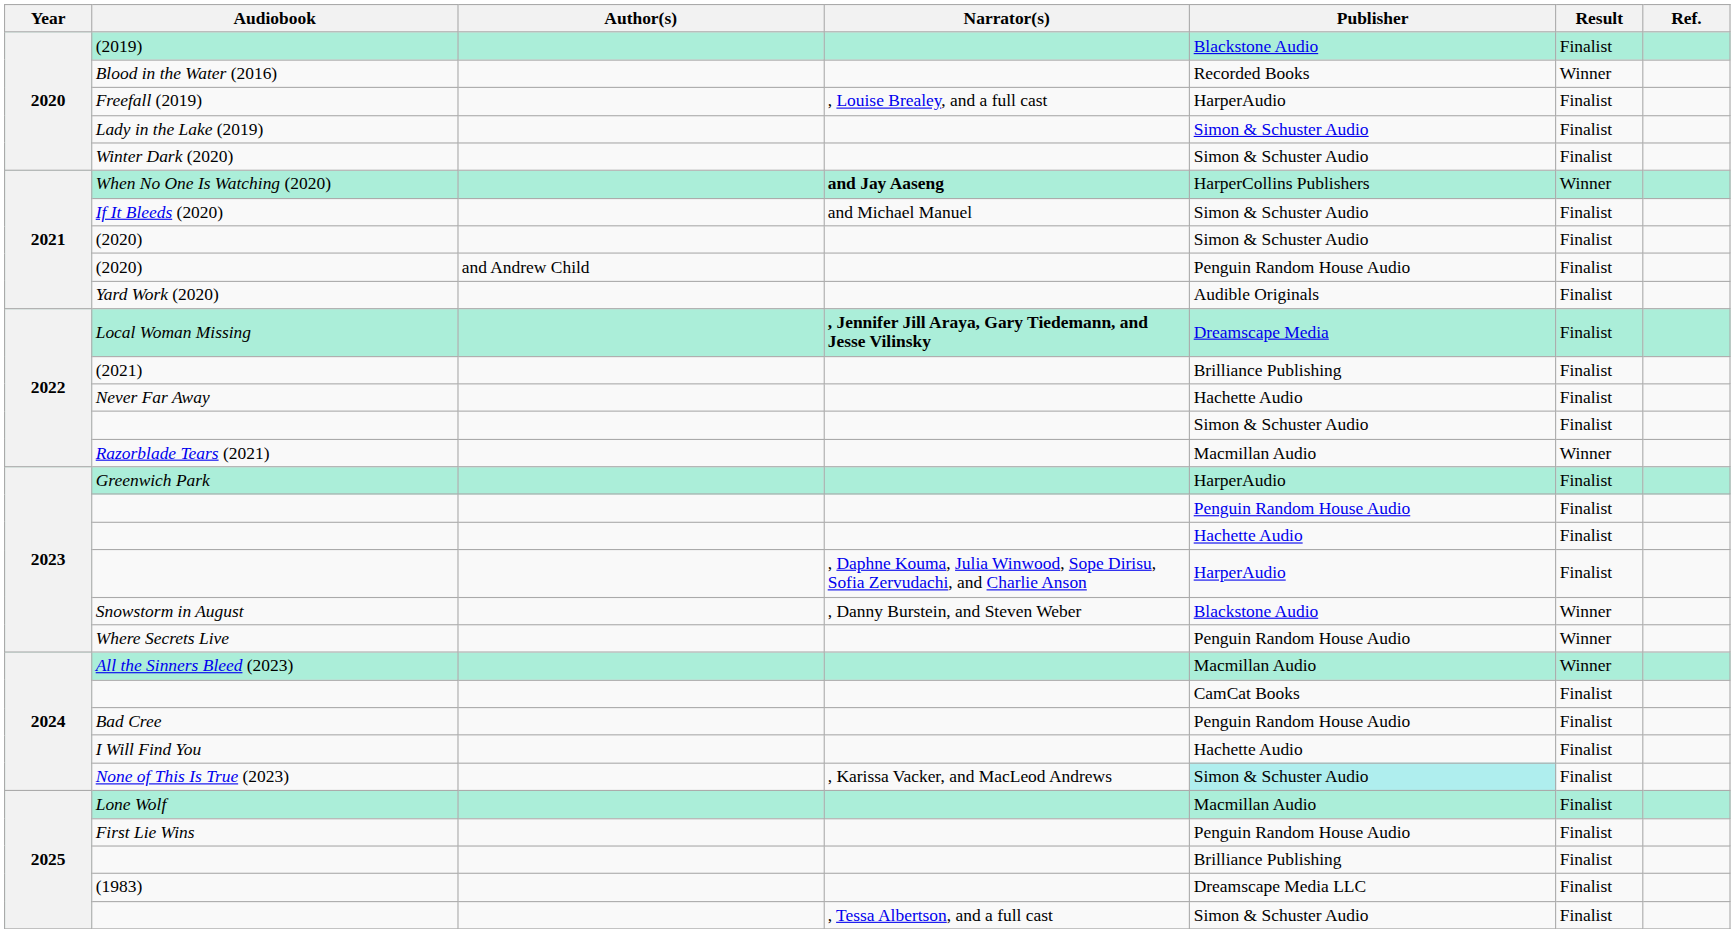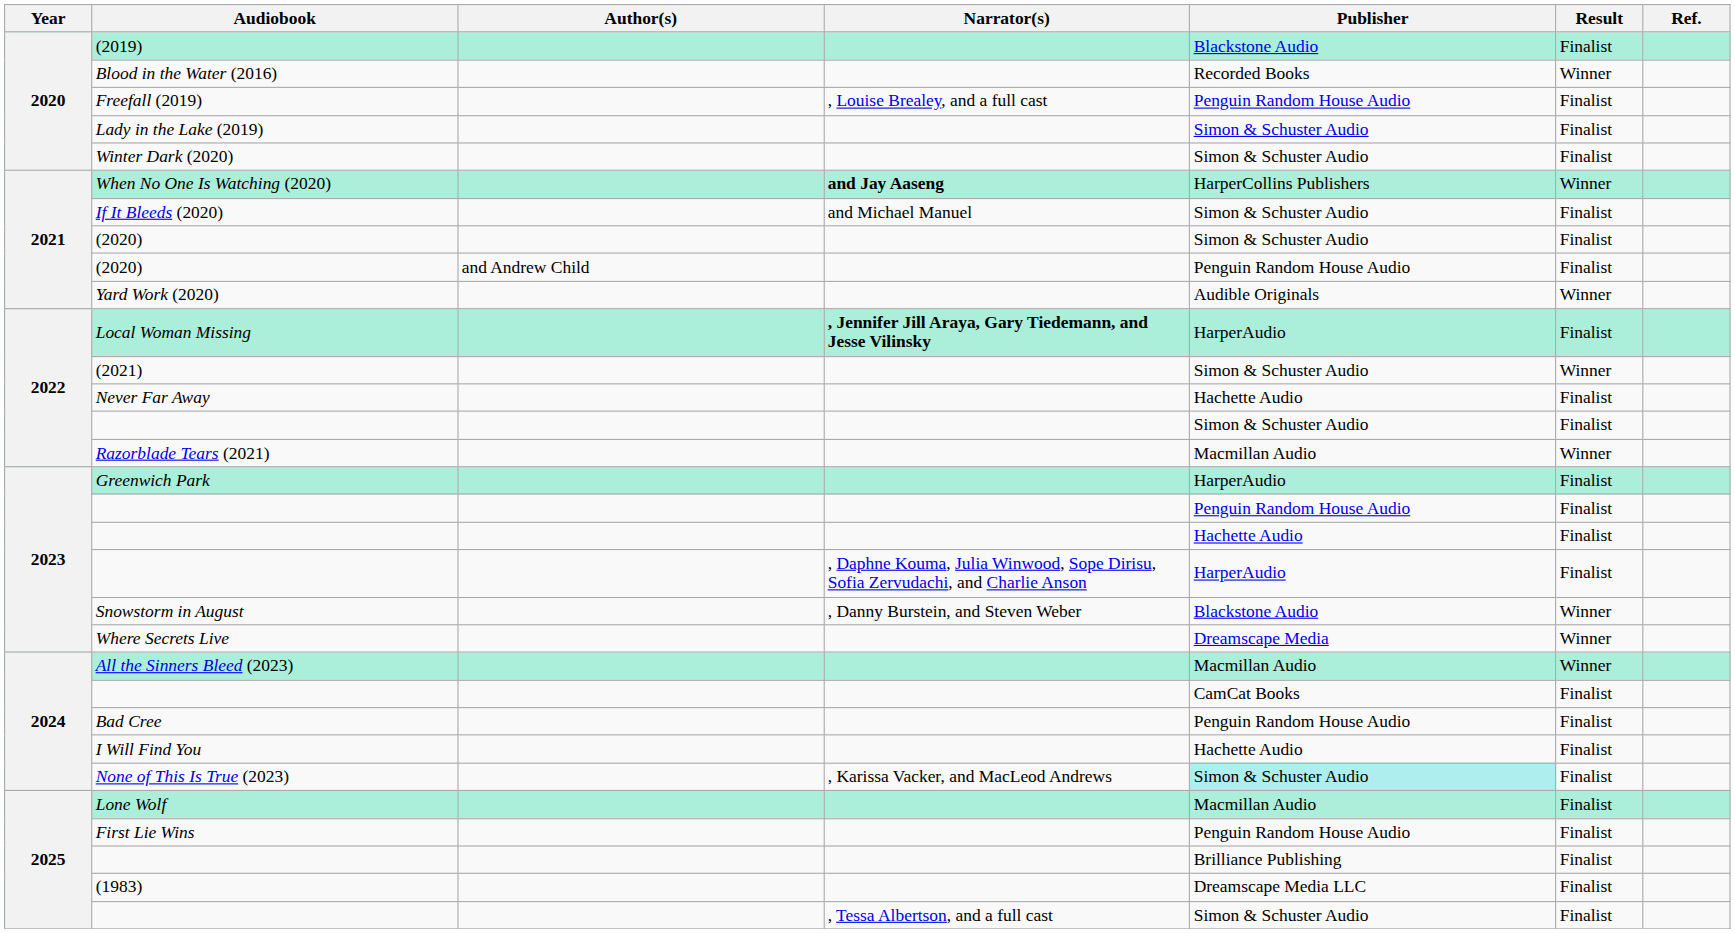(1240, 101) HarperAudio -> (1302, 101) Penguin Random House Audio
(1586, 294) Finalist -> (1586, 294) Winner
(1261, 332) Dreamscape Media -> (1240, 332) HarperAudio
(1268, 369) Brilliance Publishing -> (1281, 369) Simon & Schuster Audio
(1586, 369) Finalist -> (1586, 369) Winner
(1302, 638) Penguin Random House Audio -> (1261, 638) Dreamscape Media
